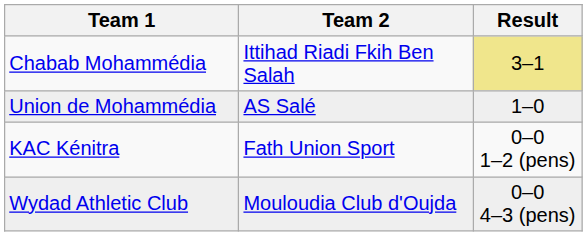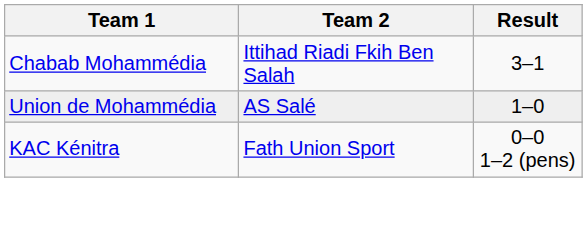(528, 63) khaki background -> (528, 63) no background
- row: (99, 203)
